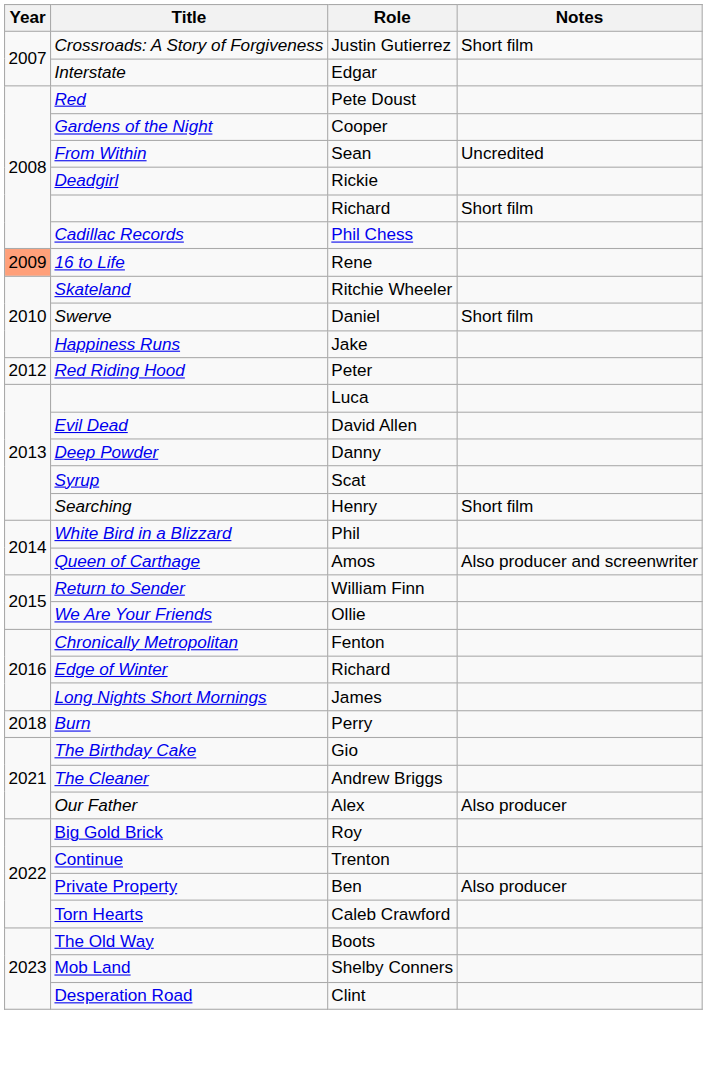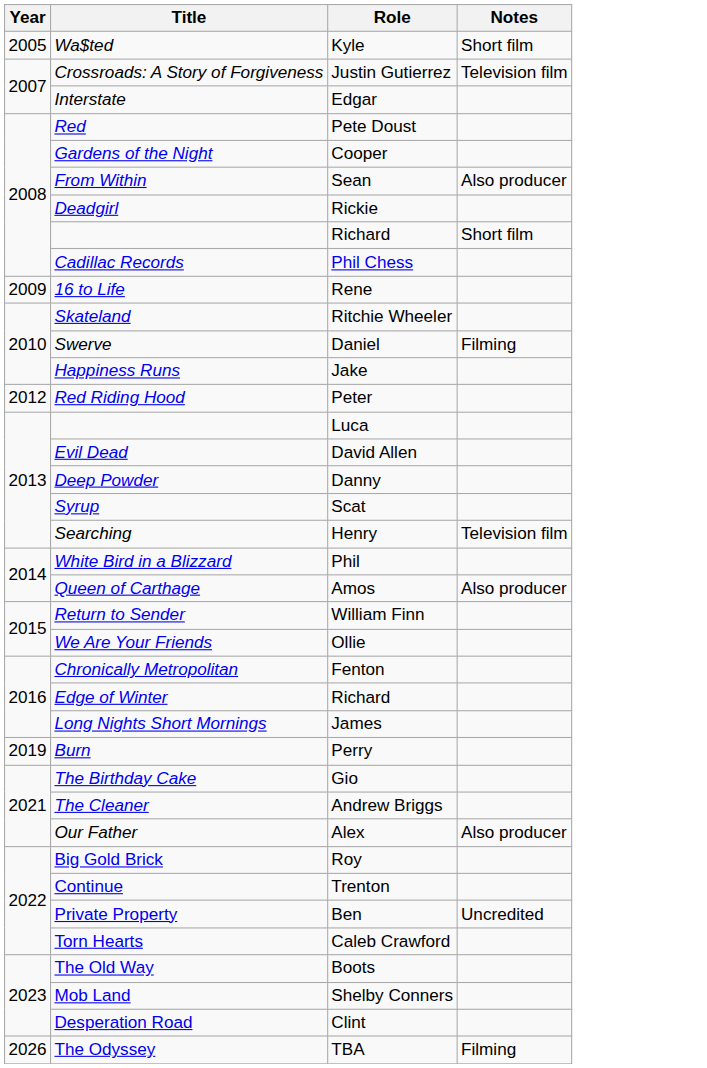+ row: (84, 45)
(497, 45) Short film -> (514, 72) Television film
(502, 153) Uncredited -> (514, 180) Also producer
(28, 262) lightsalmon background -> (28, 289) no background
(497, 316) Short film -> (489, 343) Filming
(497, 506) Short film -> (514, 533) Television film
(579, 561) Also producer and screenwriter -> (514, 588) Also producer
(28, 724) 2018 -> (28, 751) 2019
(514, 886) Also producer -> (502, 914) Uncredited
+ row: (105, 1049)
